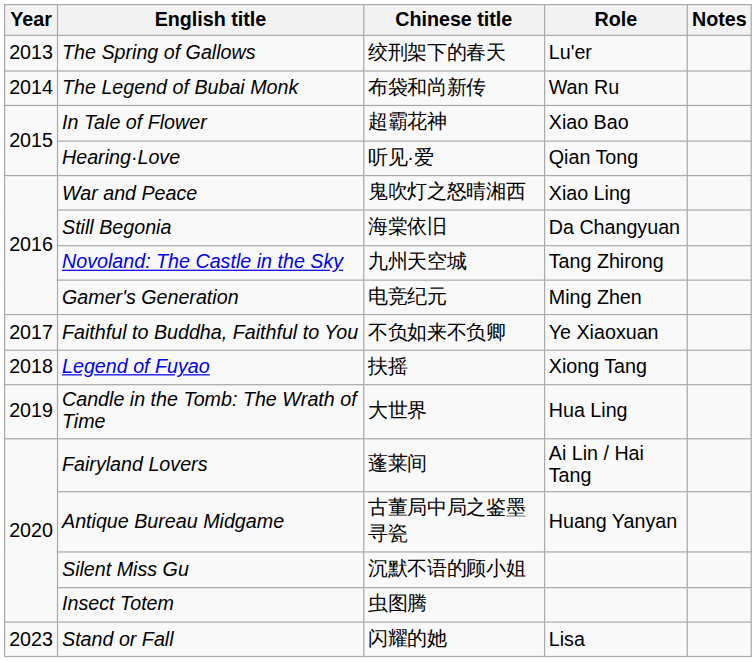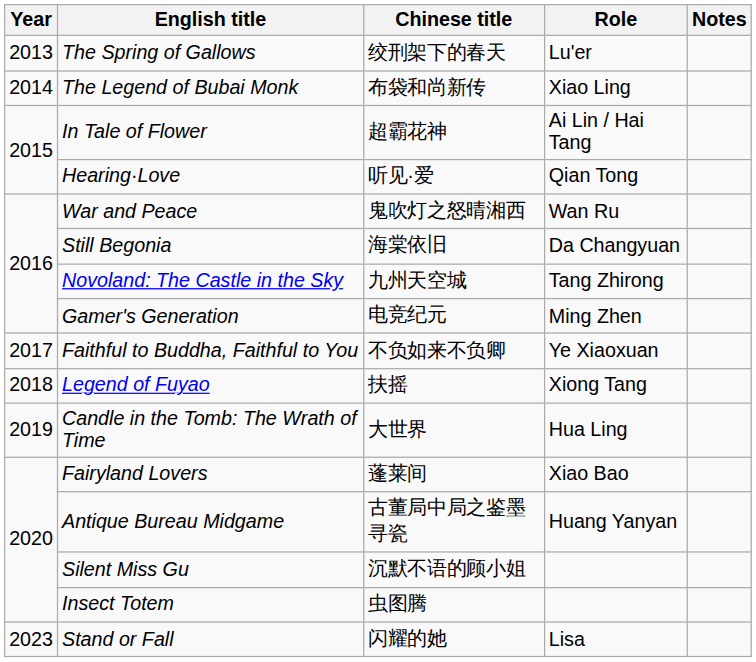(584, 88) Wan Ru -> (590, 88) Xiao Ling
(589, 122) Xiao Bao -> (596, 132) Ai Lin / Hai Tang
(590, 192) Xiao Ling -> (584, 211) Wan Ru
(596, 464) Ai Lin / Hai Tang -> (589, 473) Xiao Bao
